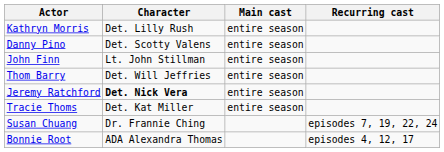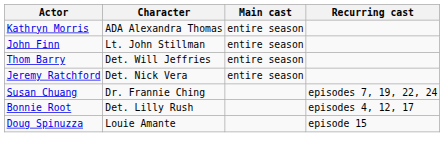(149, 28) Det. Lilly Rush -> (164, 28) ADA Alexandra Thomas
- row: (36, 44)
(146, 92) bold -> (146, 76) normal
- row: (42, 108)
(164, 139) ADA Alexandra Thomas -> (149, 108) Det. Lilly Rush
+ row: (45, 124)
